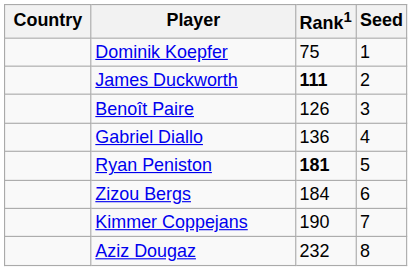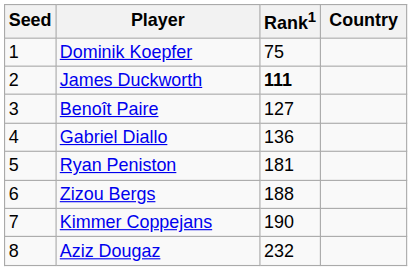columns swapped: (48, 21) <-> (381, 21)
(315, 108) 126 -> (279, 108) 127
(315, 165) bold -> (279, 165) normal
(315, 194) 184 -> (279, 194) 188
